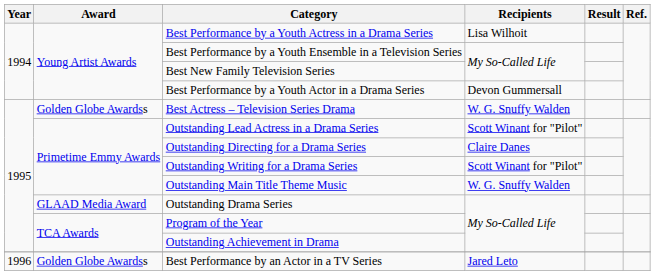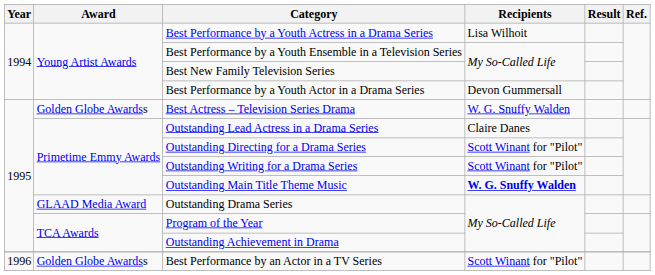(525, 128) Scott Winant for "Pilot" -> (499, 128) Claire Danes
(499, 147) Claire Danes -> (525, 147) Scott Winant for "Pilot"
(519, 185) normal -> (522, 185) bold
(493, 261) Jared Leto -> (525, 261) Scott Winant for "Pilot"
